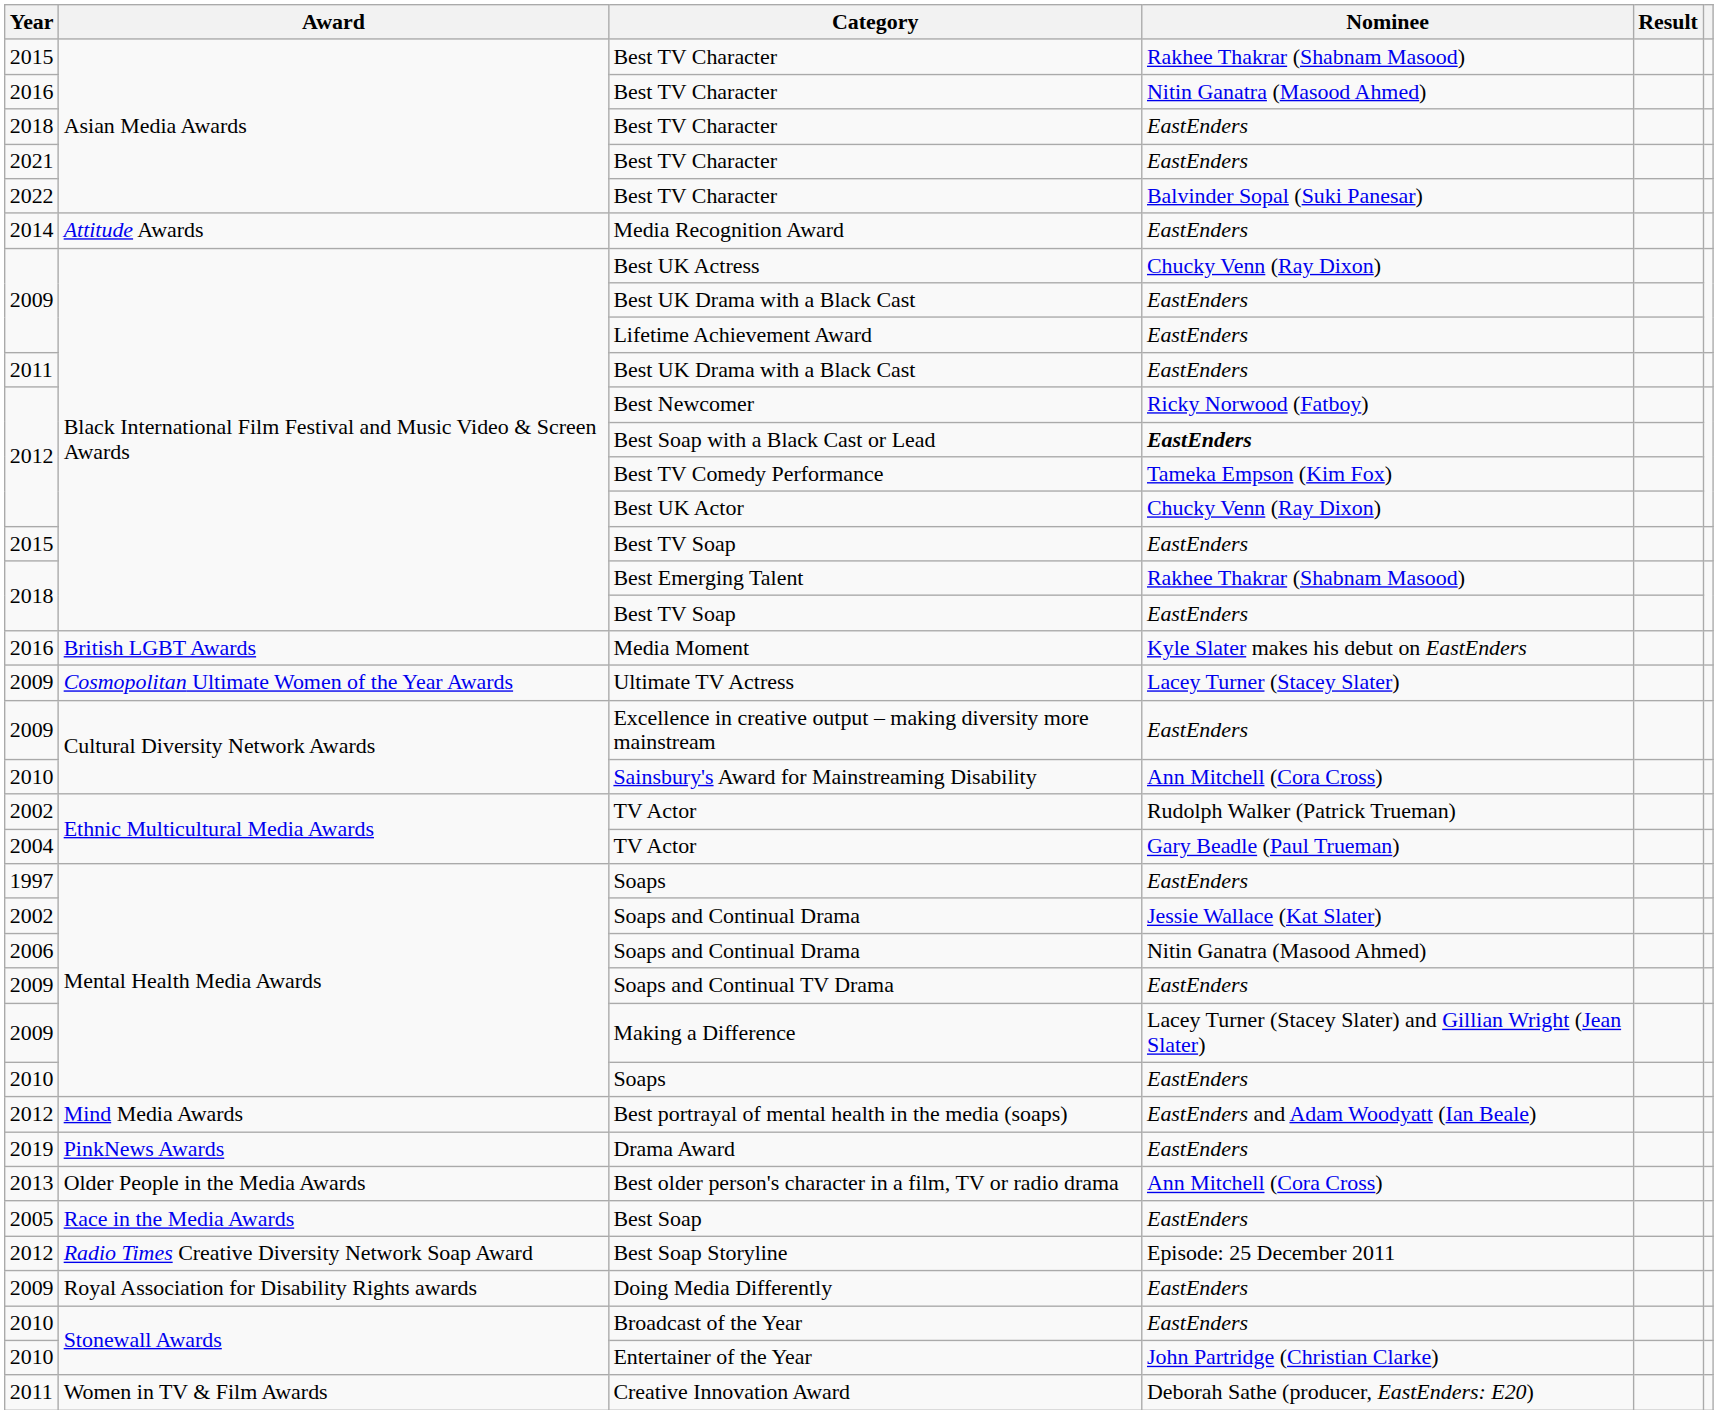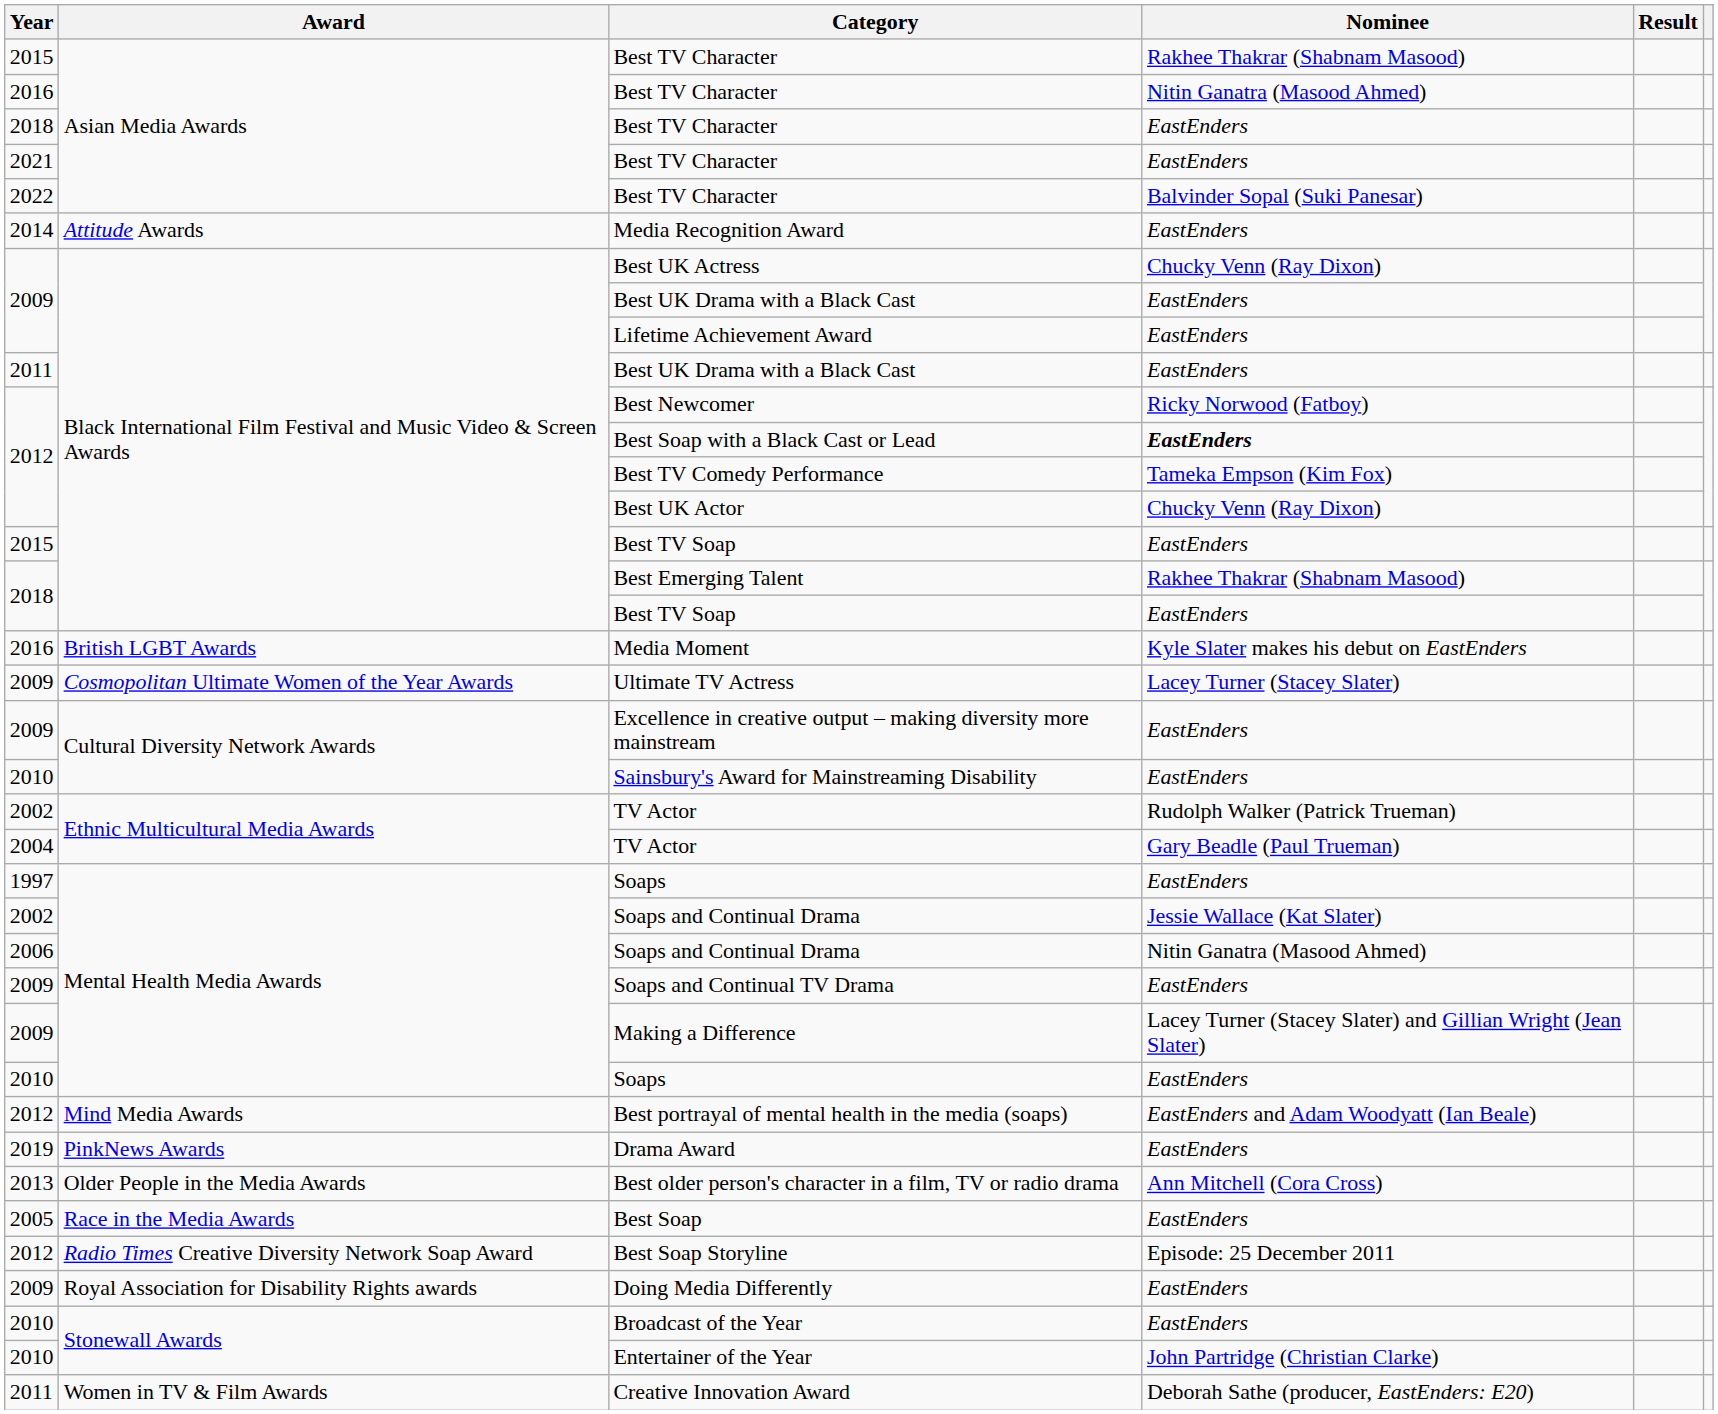(1265, 776) Ann Mitchell (Cora Cross) -> (1198, 776) EastEnders
